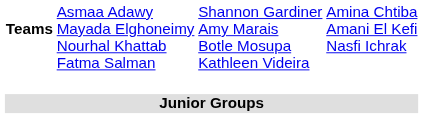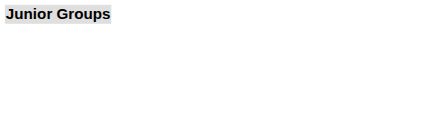- row: (29, 29)
